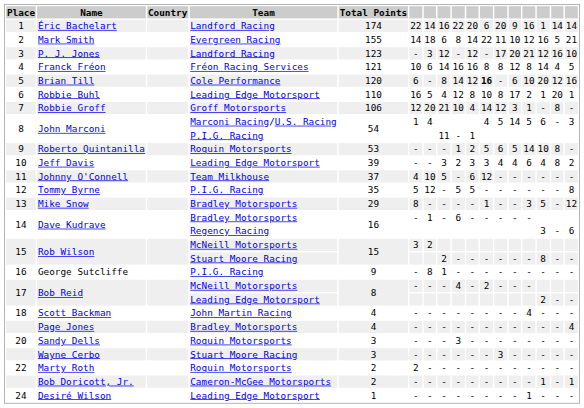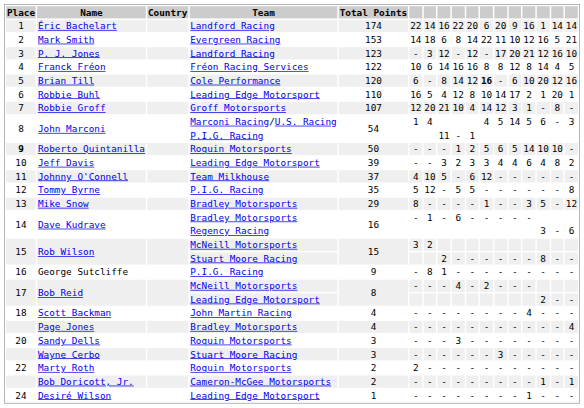(373, 40) 155 -> (373, 40) 153
(373, 67) 121 -> (373, 67) 122
(501, 94) 8 -> (501, 94) 14
(373, 108) 106 -> (373, 108) 107
(21, 149) normal -> (21, 149) bold
(373, 149) 53 -> (373, 149) 50
(557, 149) 8 -> (557, 149) 10
